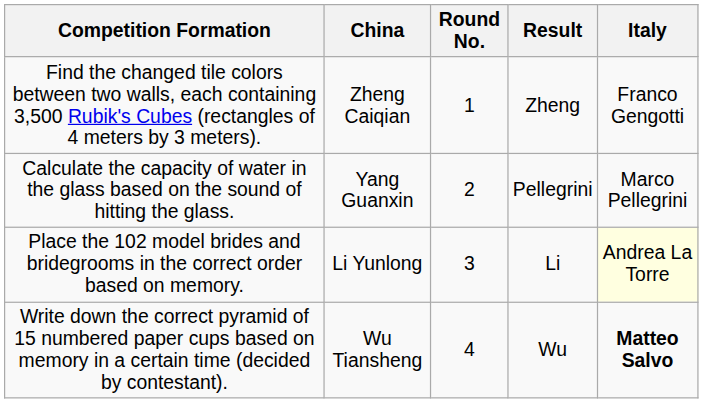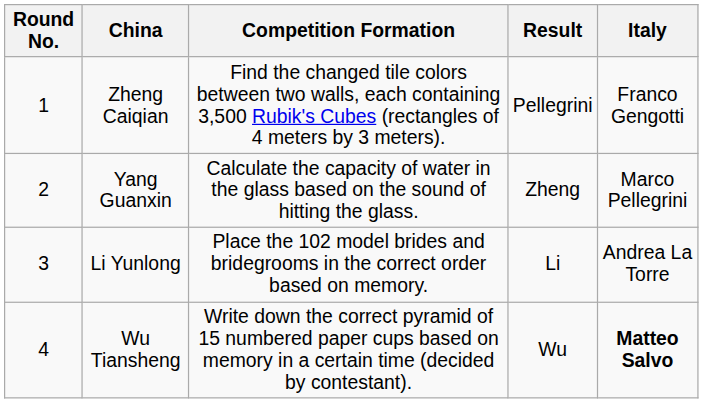columns swapped: (469, 30) <-> (164, 30)
(553, 105) Zheng -> (553, 105) Pellegrini
(553, 190) Pellegrini -> (553, 190) Zheng
(647, 264) lightyellow background -> (647, 264) no background
